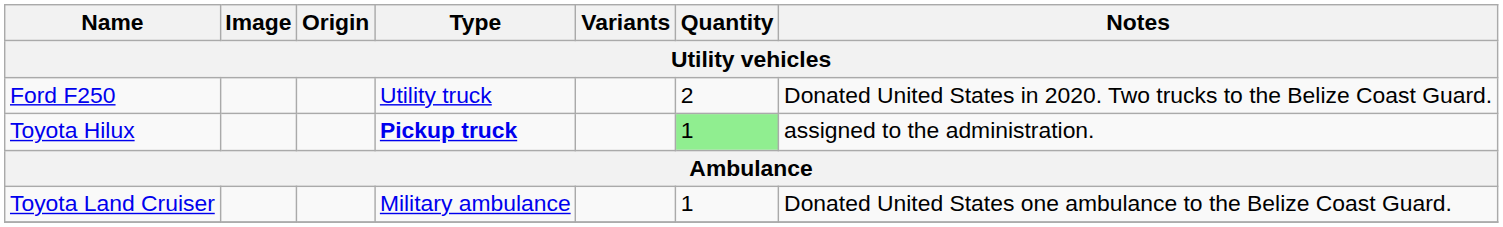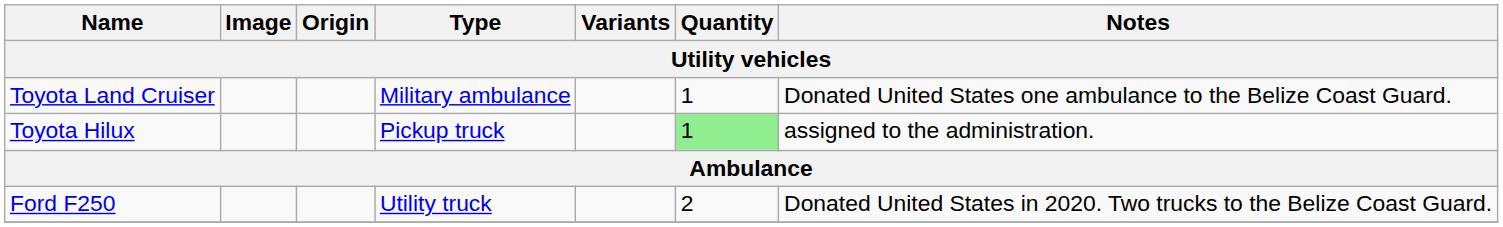rows swapped: (63, 95) <-> (112, 204)
(449, 131) bold -> (442, 131) normal
